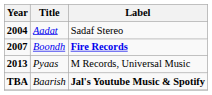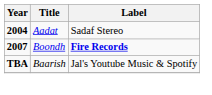- row: (46, 64)
(138, 81) bold -> (134, 64) normal
